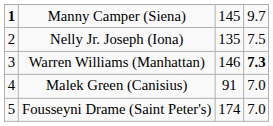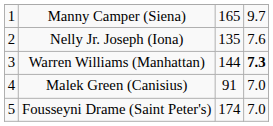(12, 16) bold -> (12, 16) normal
(229, 16) 145 -> (229, 16) 165
(256, 39) 7.5 -> (256, 39) 7.6
(229, 62) 146 -> (229, 62) 144
